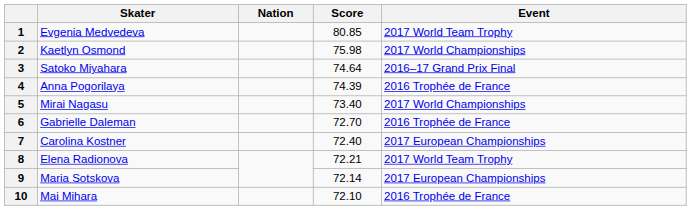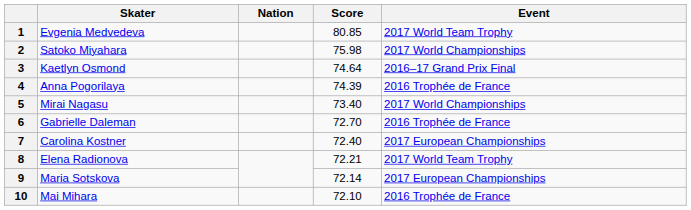(83, 50) Kaetlyn Osmond -> (83, 50) Satoko Miyahara
(83, 68) Satoko Miyahara -> (83, 68) Kaetlyn Osmond
